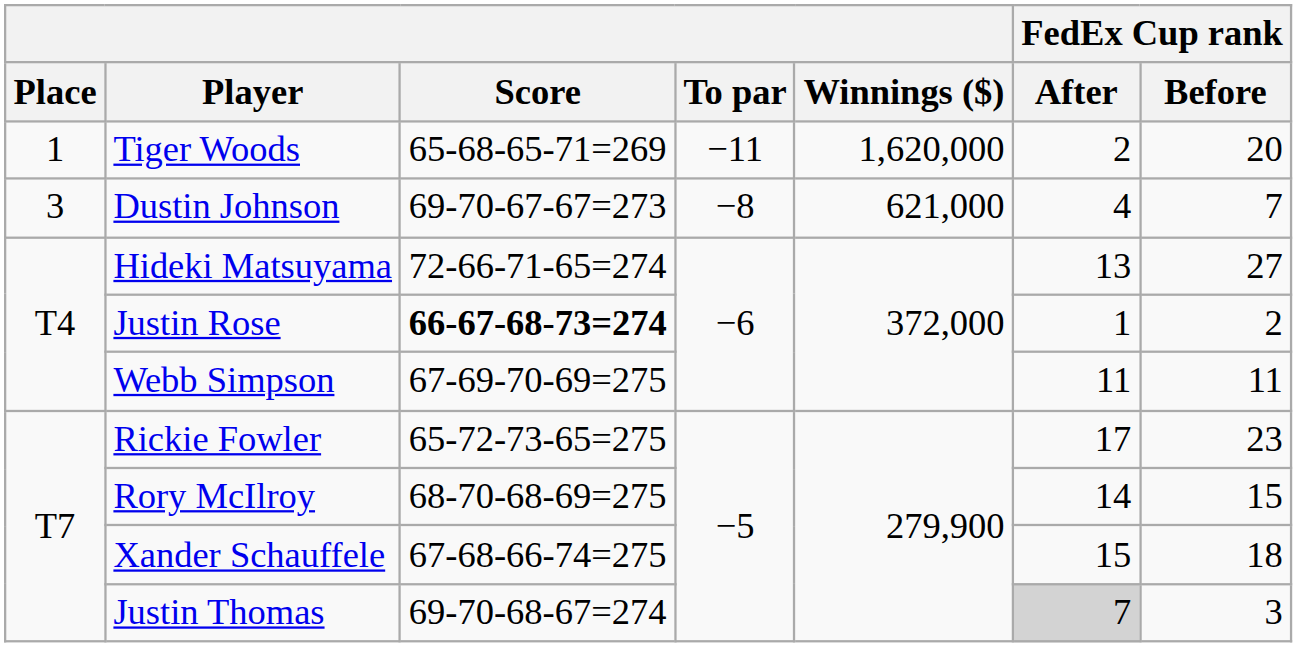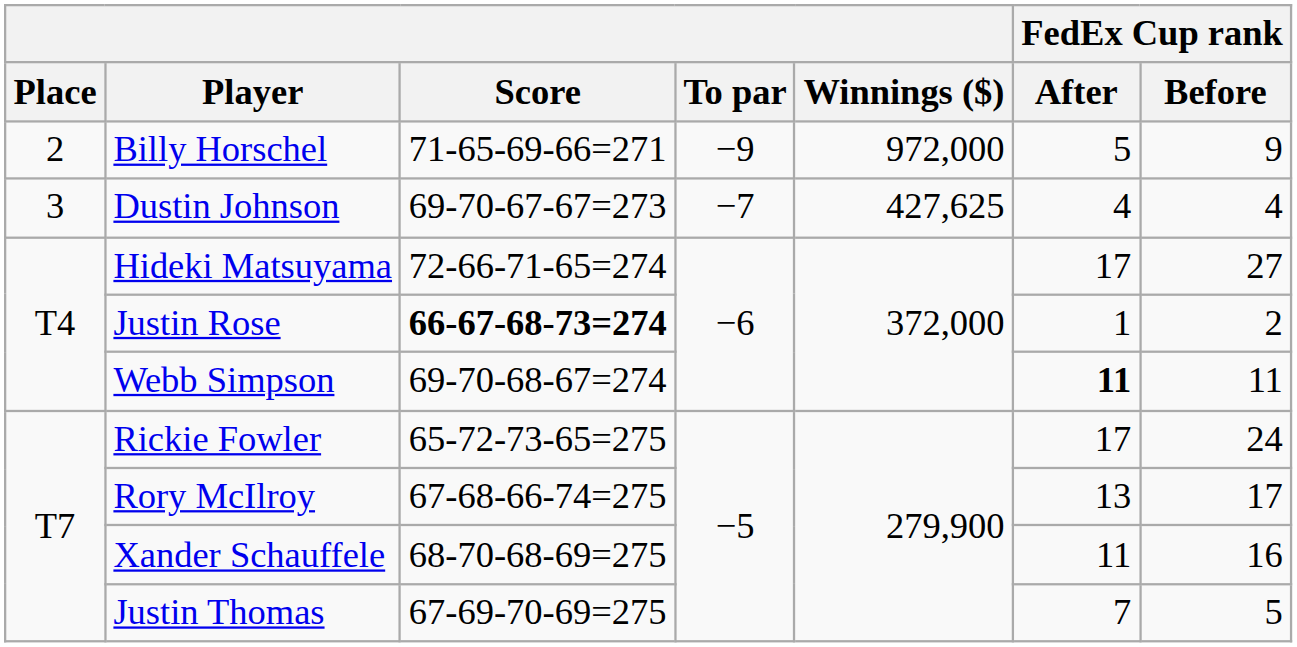- row: (207, 149)
+ row: (220, 149)
(735, 206) −8 -> (735, 206) −7
(945, 206) 621,000 -> (945, 206) 427,625
(1274, 206) 7 -> (1274, 206) 4
(1113, 264) 13 -> (1113, 264) 17
(538, 380) 67-69-70-69=275 -> (538, 380) 69-70-68-67=274
(1114, 380) normal -> (1114, 380) bold
(1265, 438) 23 -> (1265, 438) 24
(538, 496) 68-70-68-69=275 -> (538, 496) 67-68-66-74=275
(1113, 496) 14 -> (1113, 496) 13
(1265, 496) 15 -> (1265, 496) 17
(538, 554) 67-68-66-74=275 -> (538, 554) 68-70-68-69=275
(1113, 554) 15 -> (1114, 554) 11
(1265, 554) 18 -> (1265, 554) 16
(538, 611) 69-70-68-67=274 -> (538, 611) 67-69-70-69=275
(1122, 611) lightgrey background -> (1122, 611) no background
(1274, 611) 3 -> (1274, 611) 5
